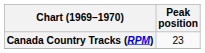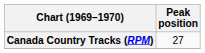(178, 40) 23 -> (178, 40) 27
